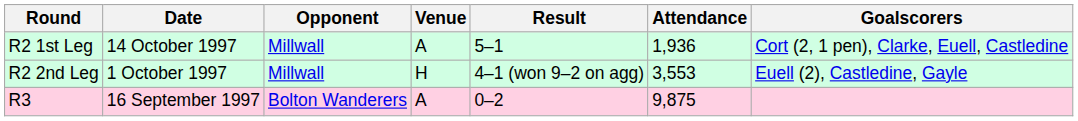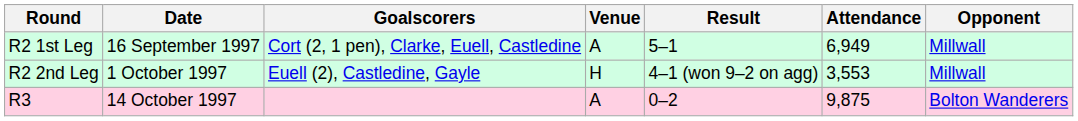columns swapped: (337, 18) <-> (912, 18)
(172, 45) 14 October 1997 -> (183, 45) 16 September 1997
(674, 45) 1,936 -> (848, 45) 6,949
(183, 101) 16 September 1997 -> (172, 101) 14 October 1997
